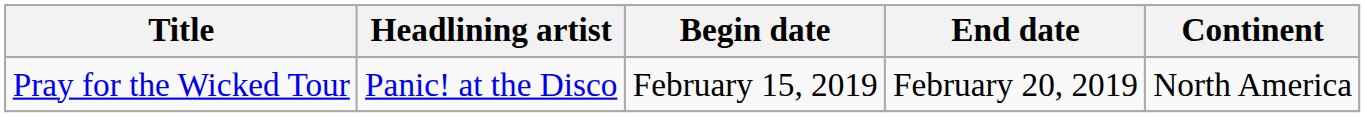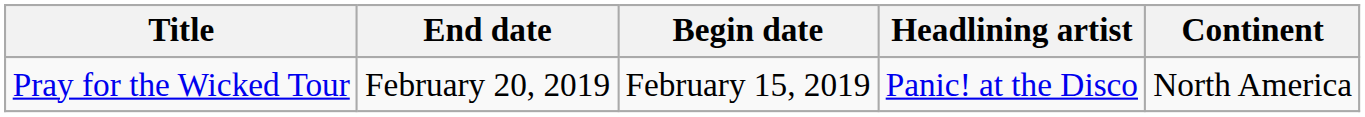columns swapped: (491, 30) <-> (1016, 30)
